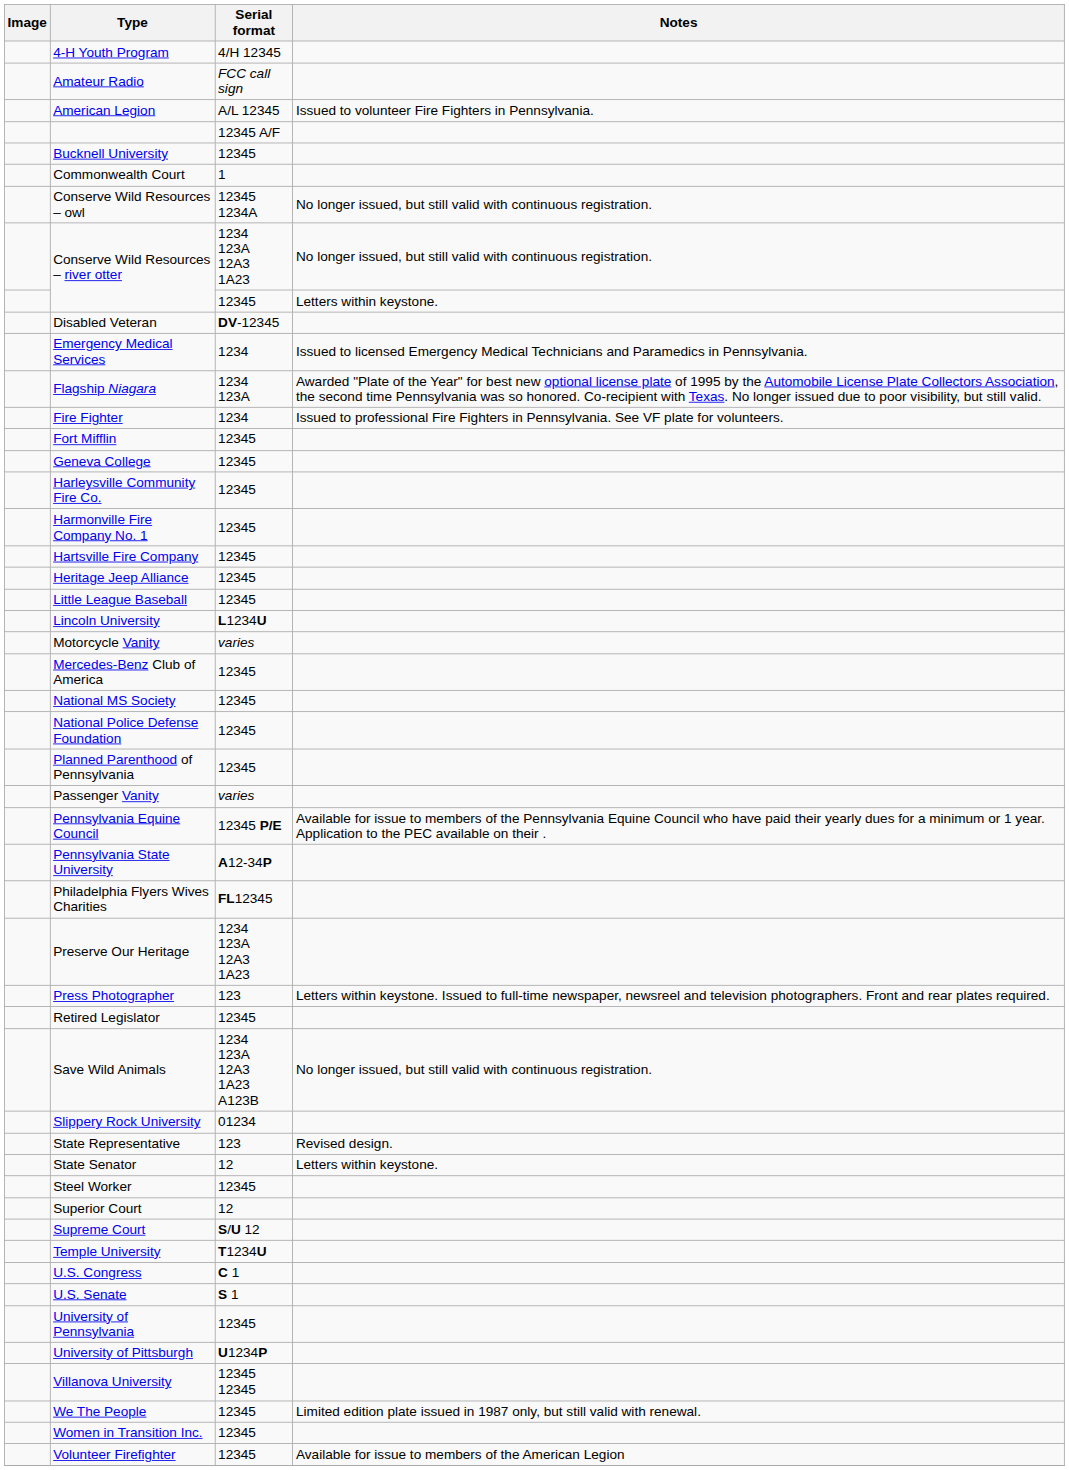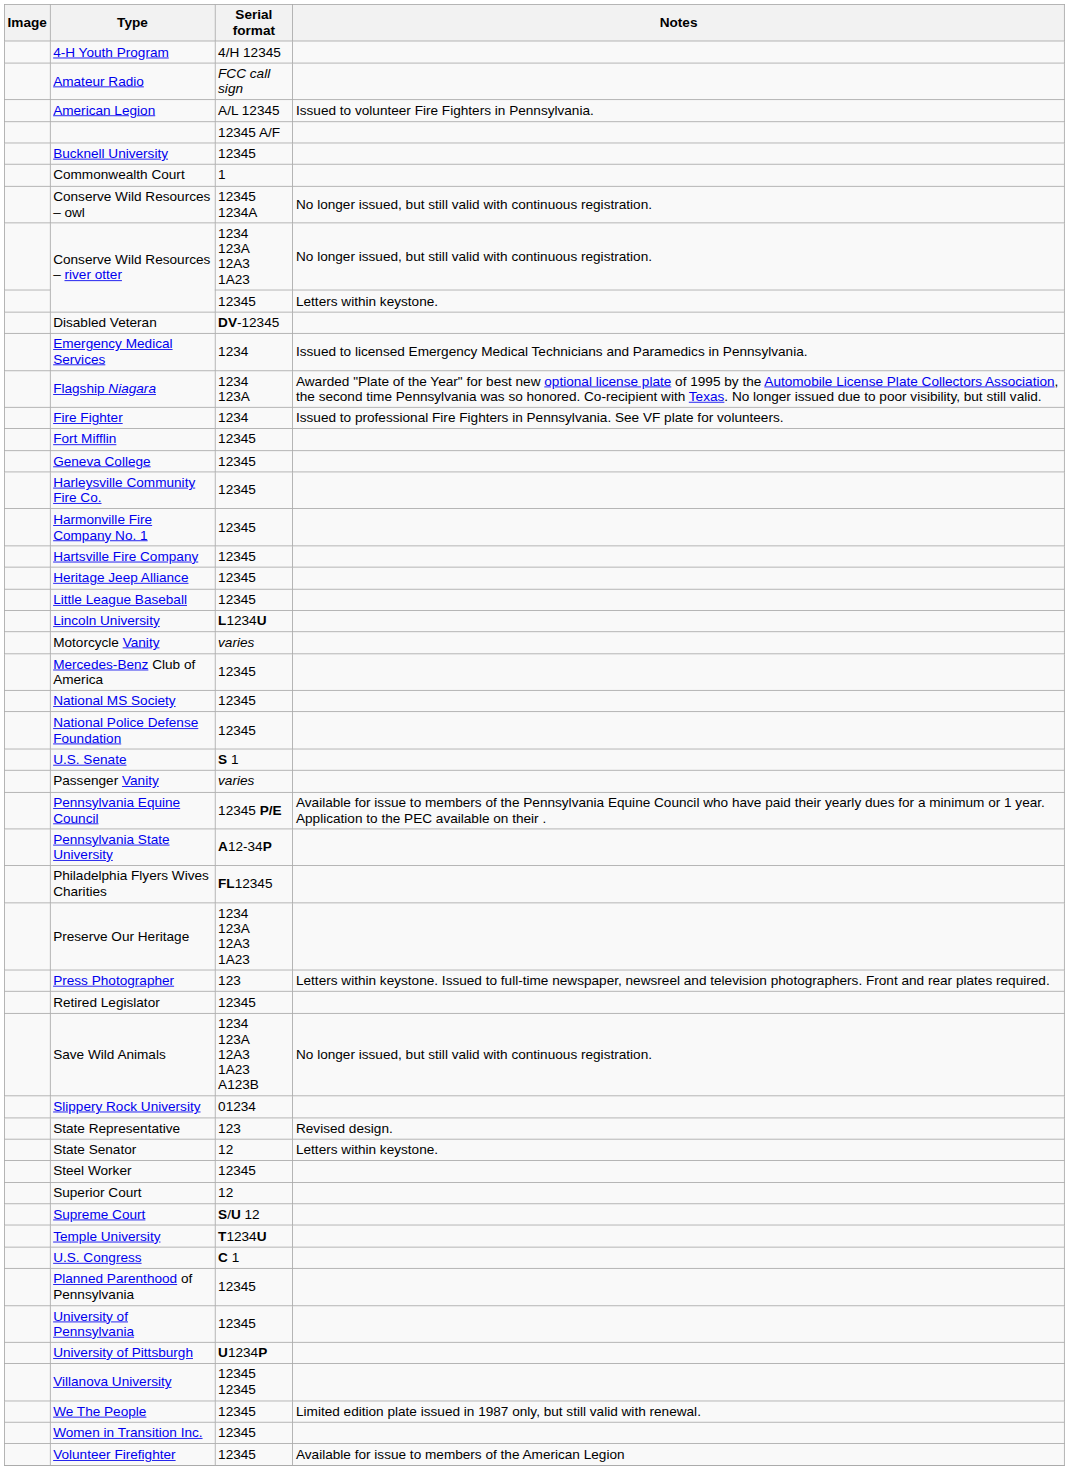rows swapped: (123, 767) <-> (90, 1294)
